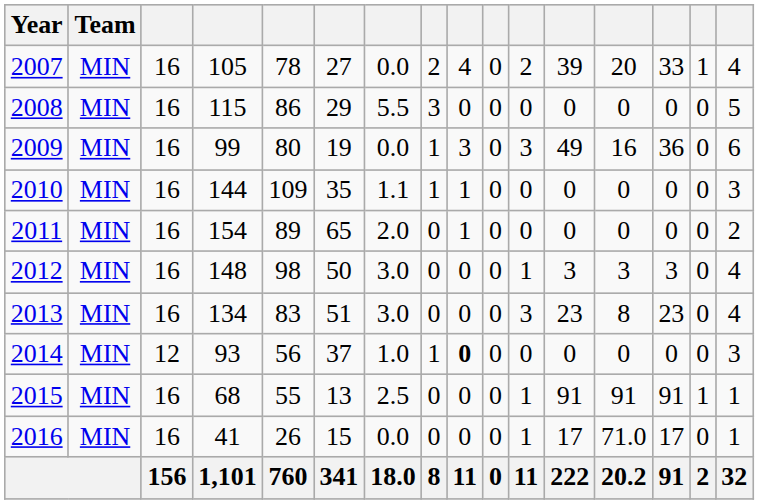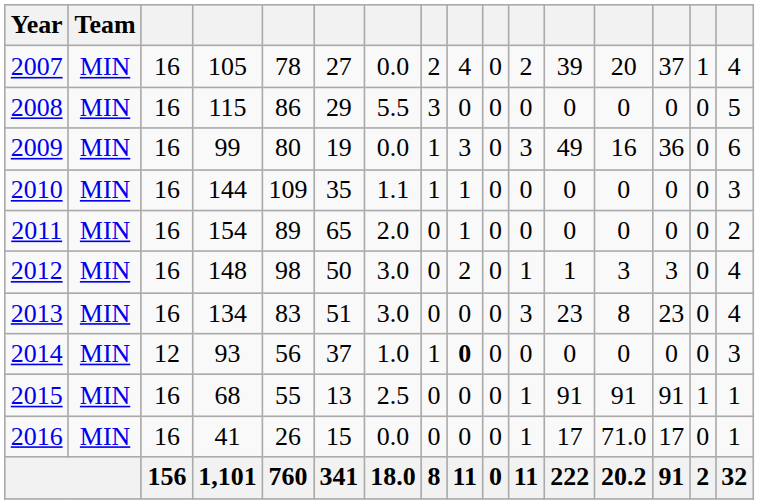(671, 66) 33 -> (671, 66) 37
(465, 271) 0 -> (465, 271) 2
(570, 271) 3 -> (570, 271) 1
